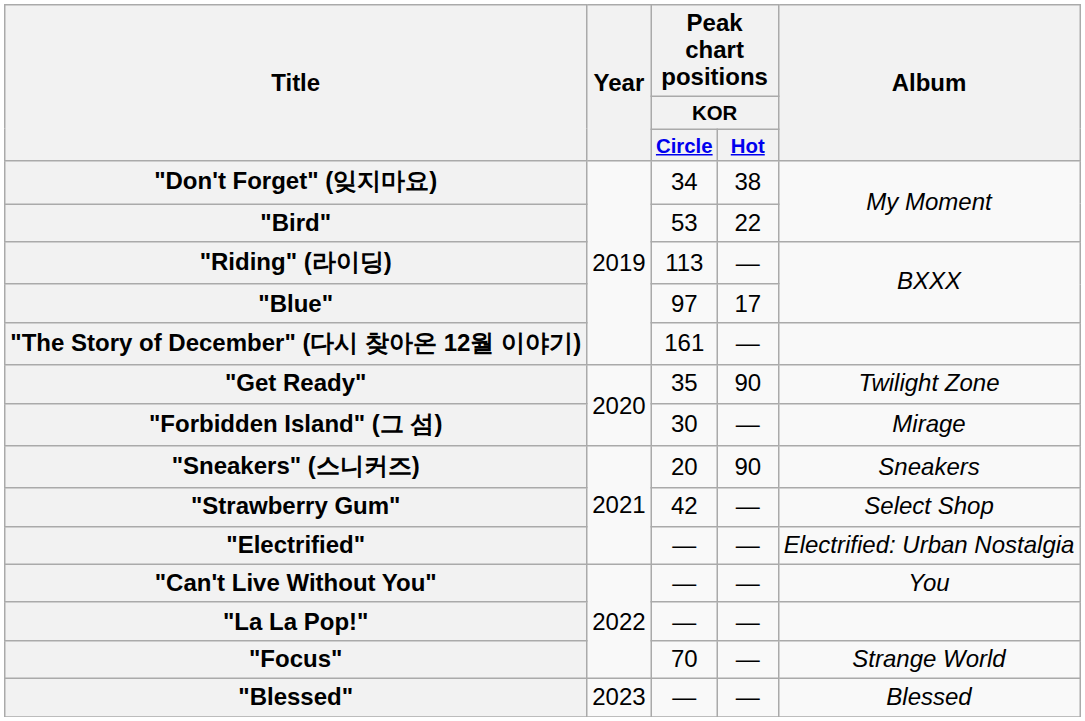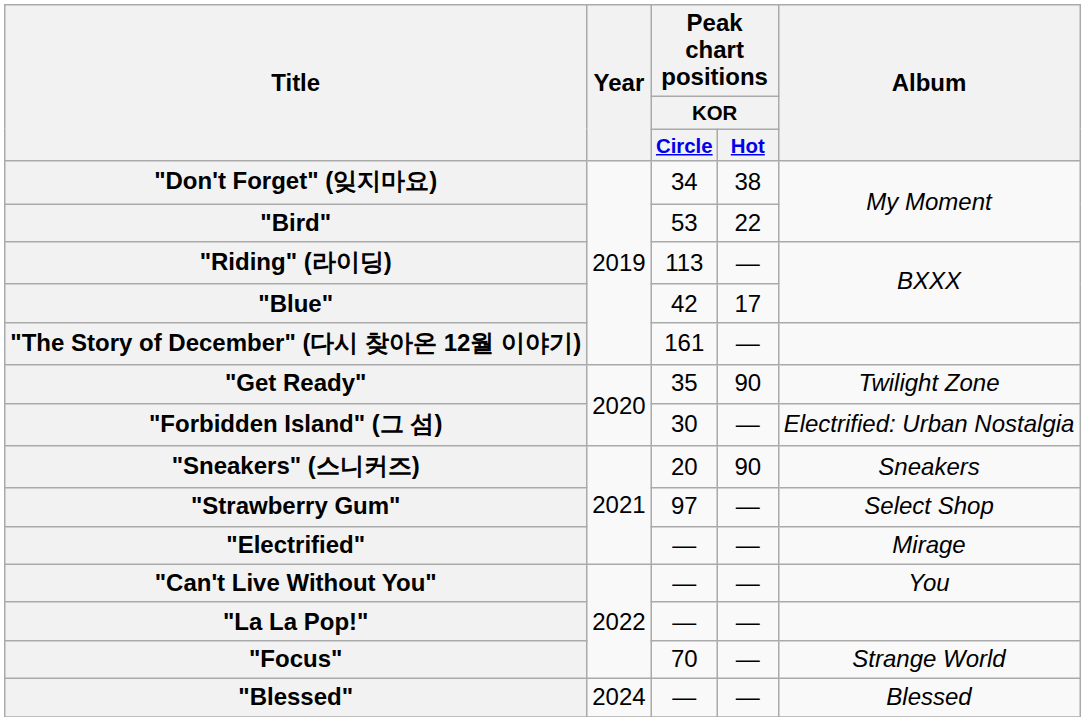(684, 303) 97 -> (684, 303) 42
(929, 424) Mirage -> (929, 424) Electrified: Urban Nostalgia
(684, 506) 42 -> (684, 506) 97
(929, 544) Electrified: Urban Nostalgia -> (929, 544) Mirage
(619, 697) 2023 -> (619, 697) 2024
